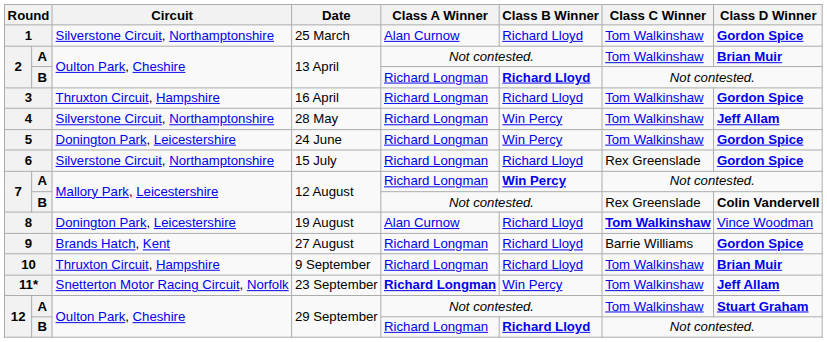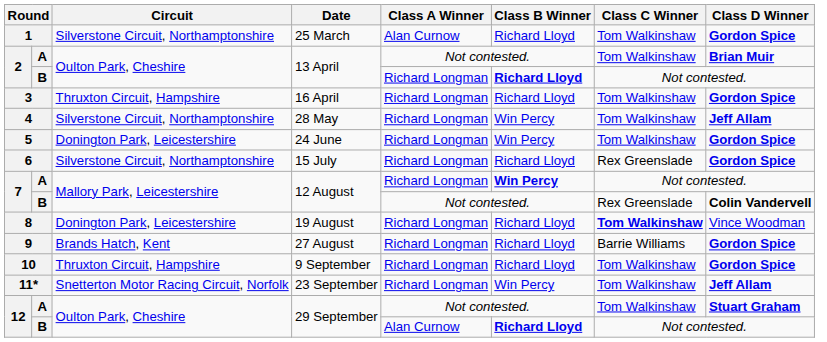(422, 222) Alan Curnow -> (436, 222) Richard Longman
(750, 264) Brian Muir -> (752, 264) Gordon Spice
(440, 285) bold -> (436, 285) normal
(436, 326) Richard Longman -> (422, 326) Alan Curnow
